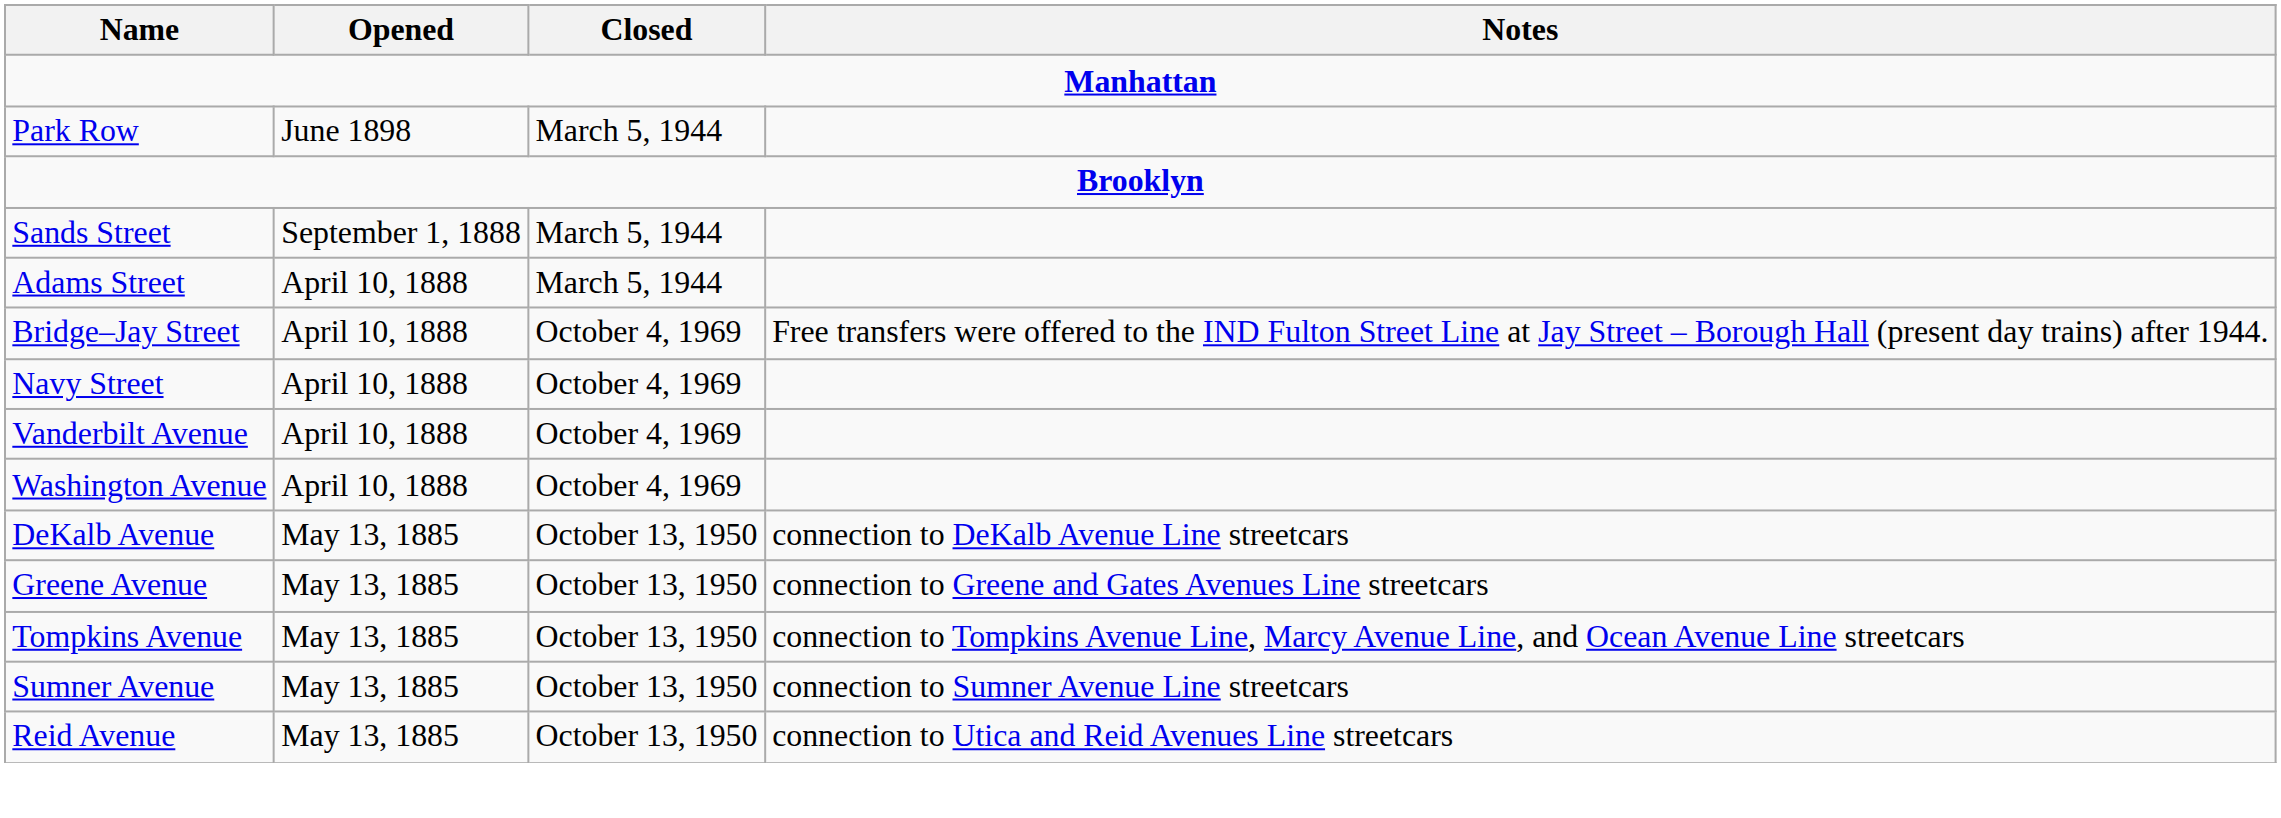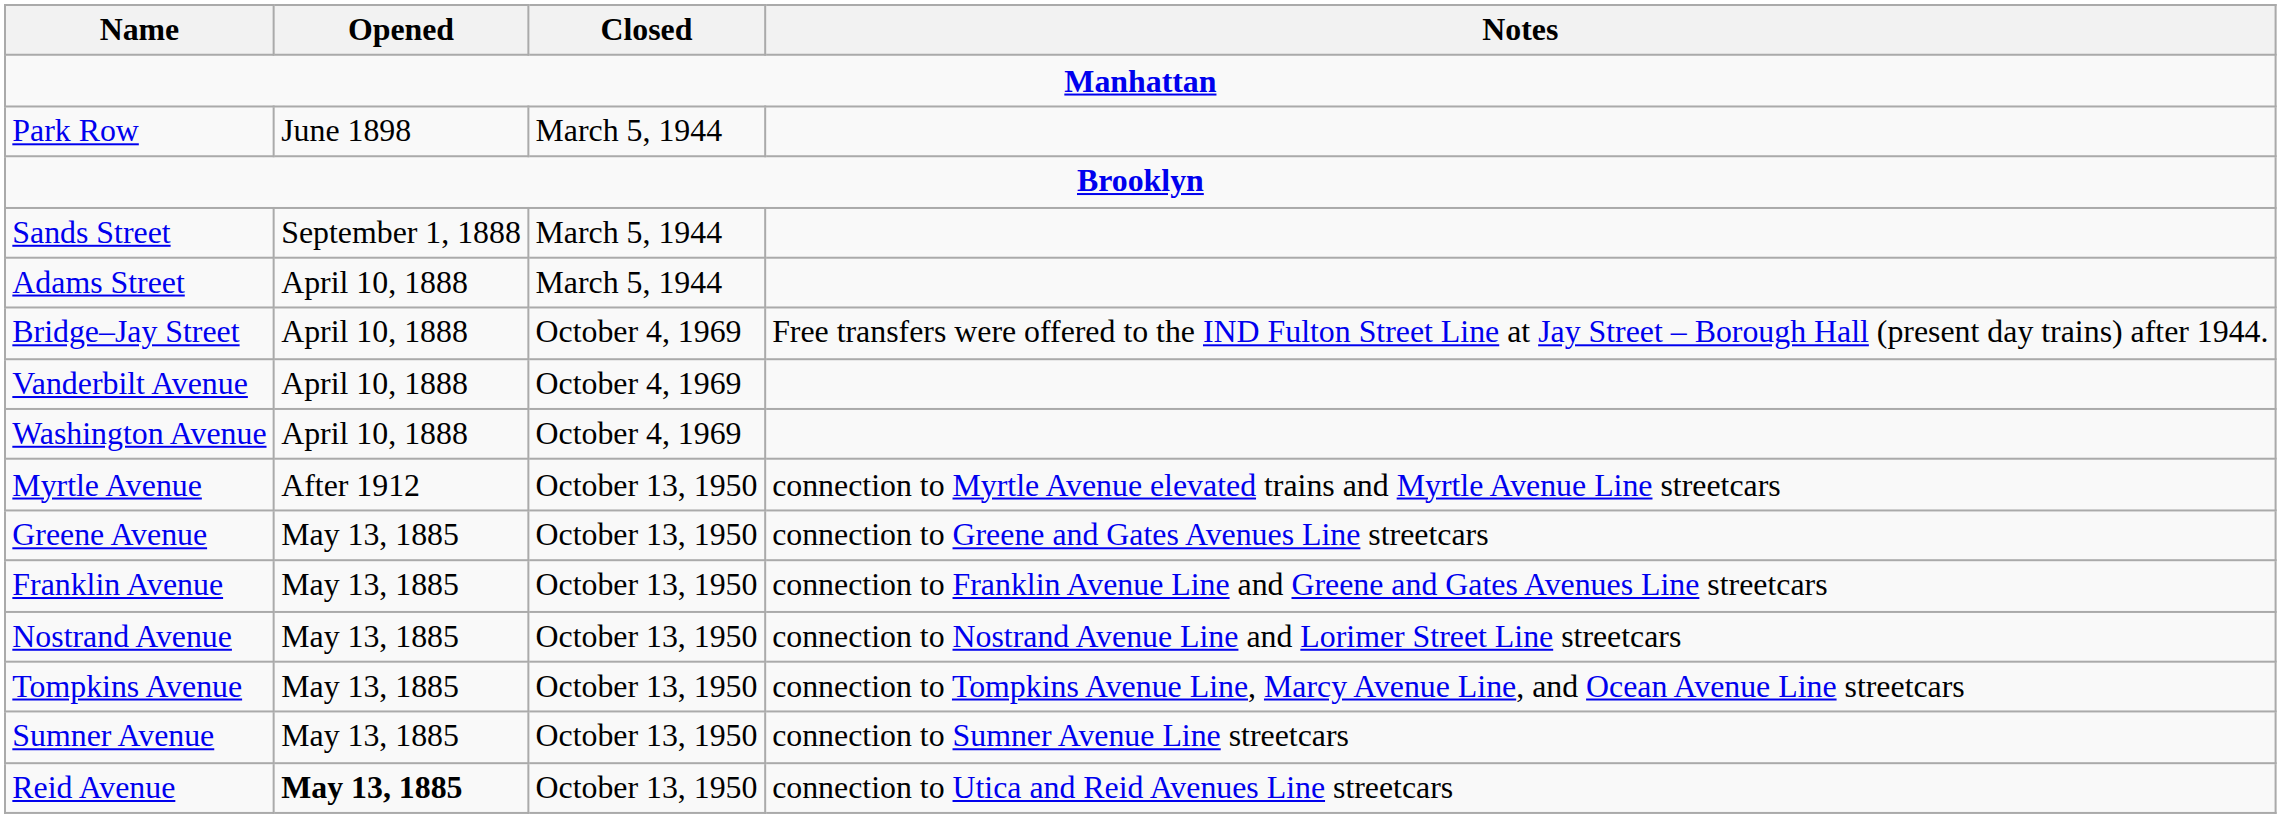- row: (88, 383)
+ row: (107, 484)
- row: (113, 534)
+ row: (118, 585)
+ row: (122, 635)
(370, 736) normal -> (372, 787) bold
